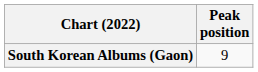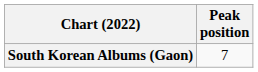(225, 55) 9 -> (225, 55) 7
